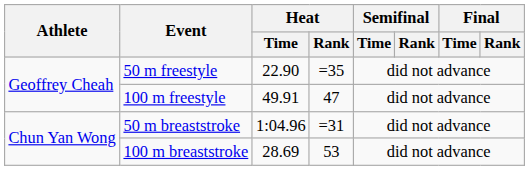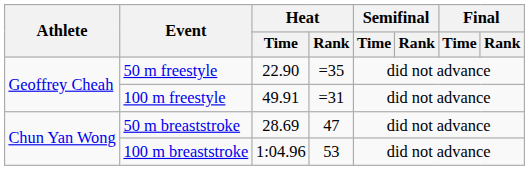(331, 98) 47 -> (331, 98) =31
(281, 125) 1:04.96 -> (281, 125) 28.69
(331, 125) =31 -> (331, 125) 47
(281, 152) 28.69 -> (281, 152) 1:04.96
